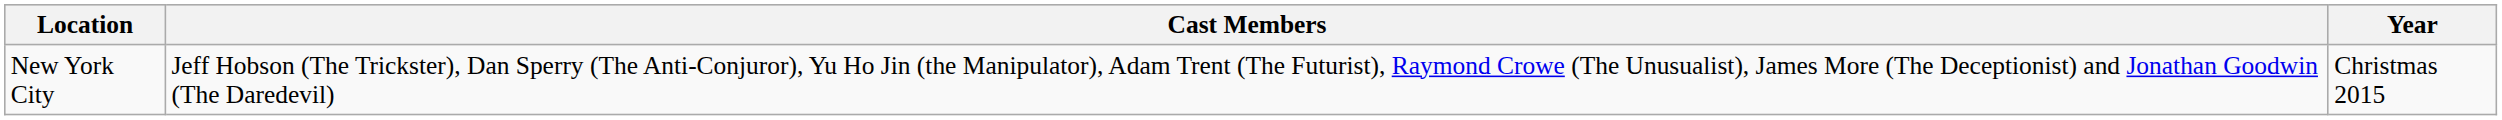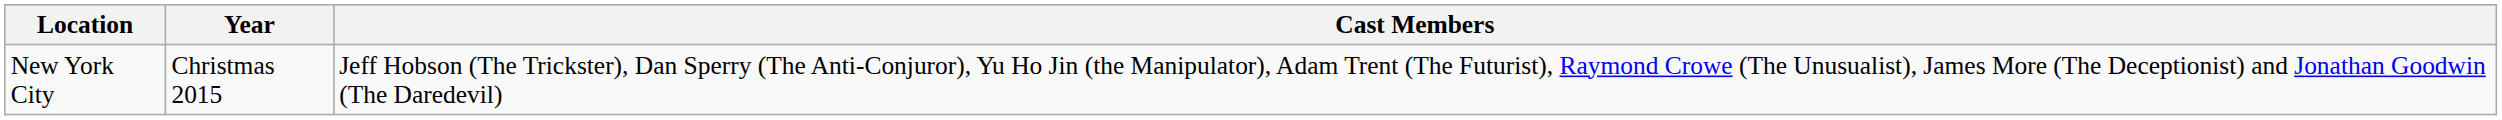columns swapped: (2412, 24) <-> (1247, 24)
